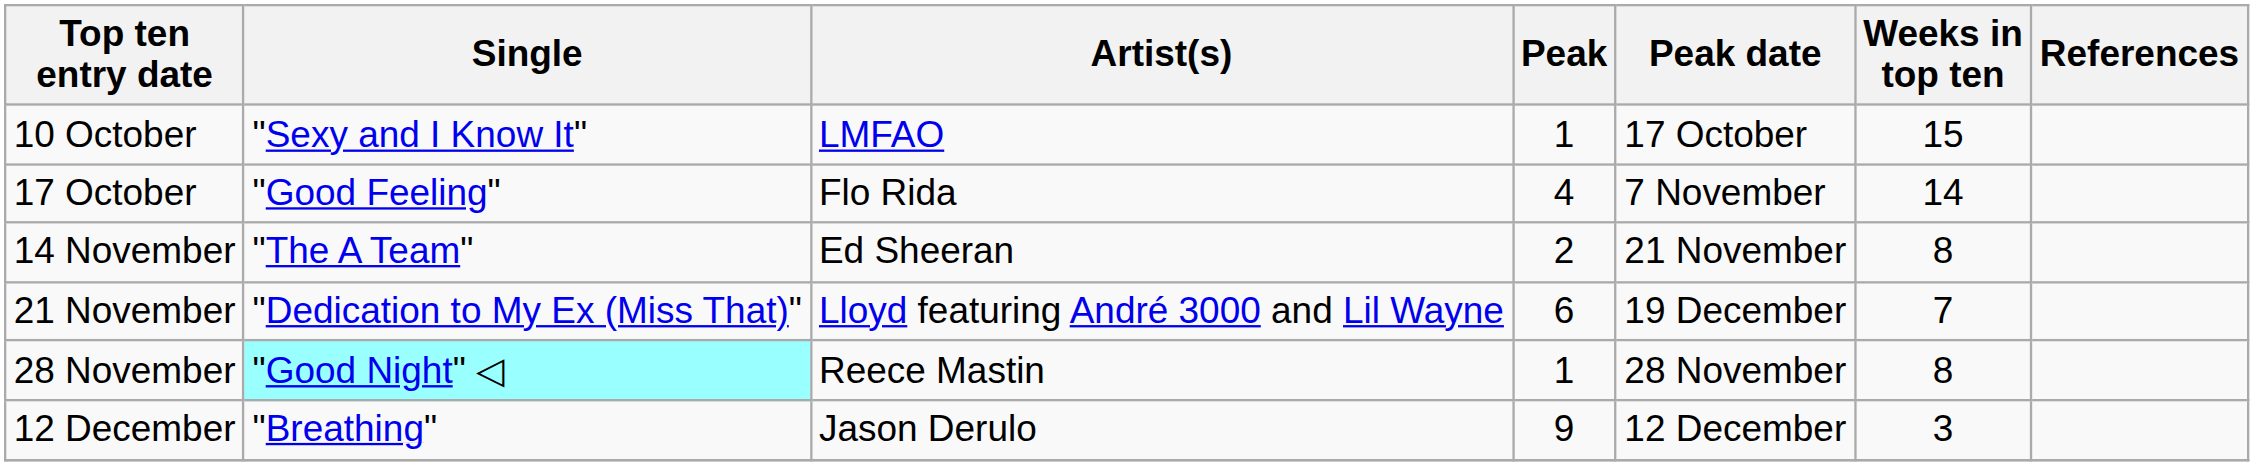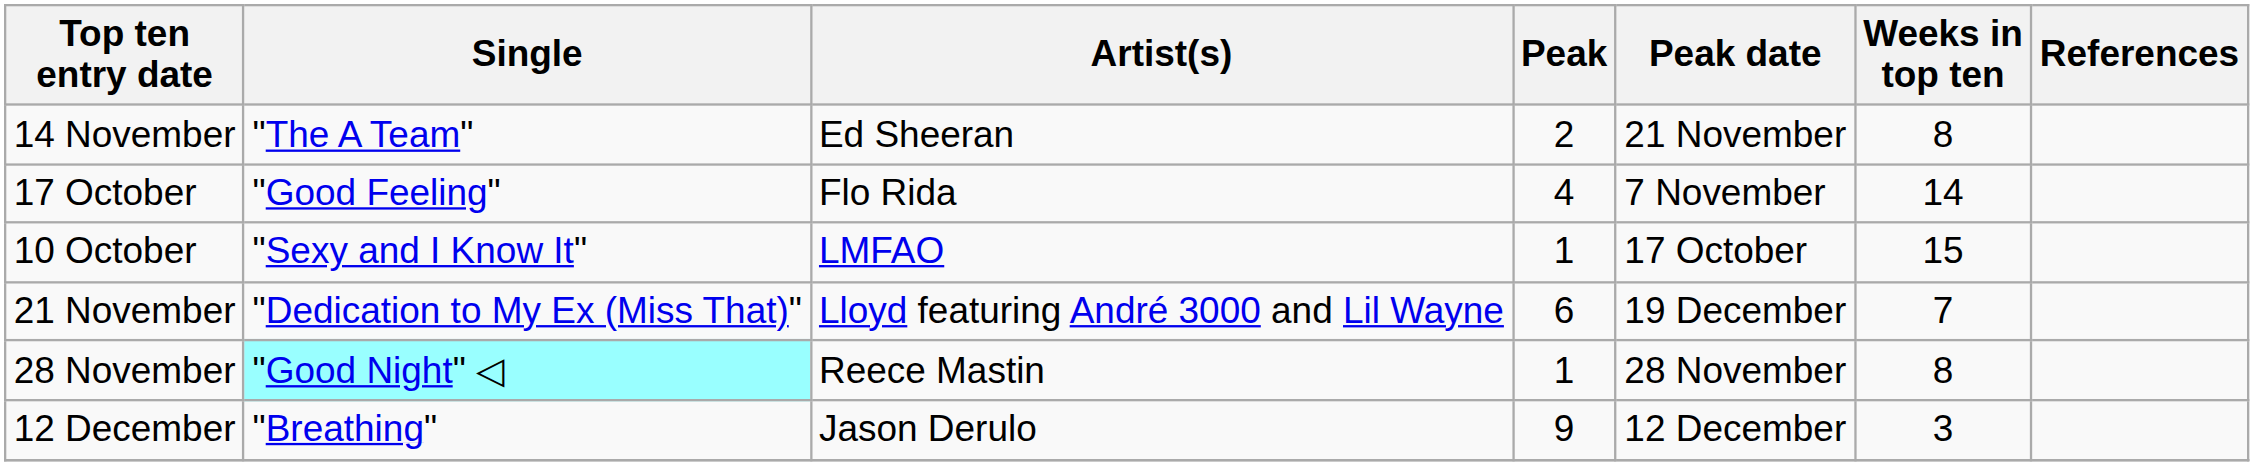rows swapped: (105, 134) <-> (125, 251)
